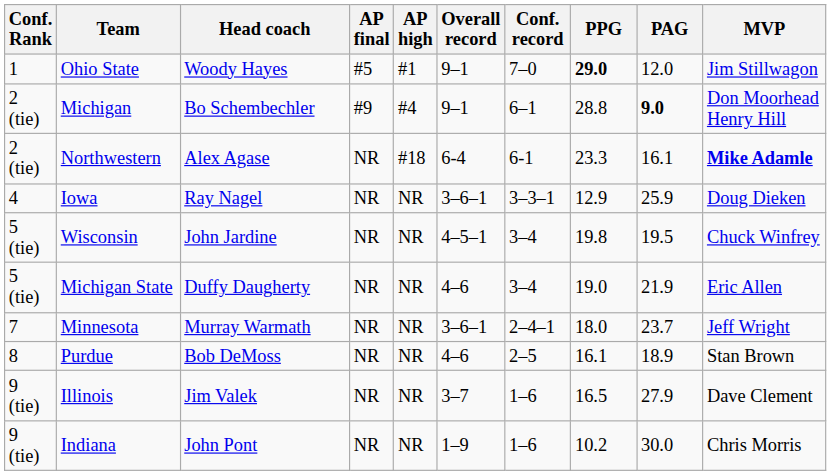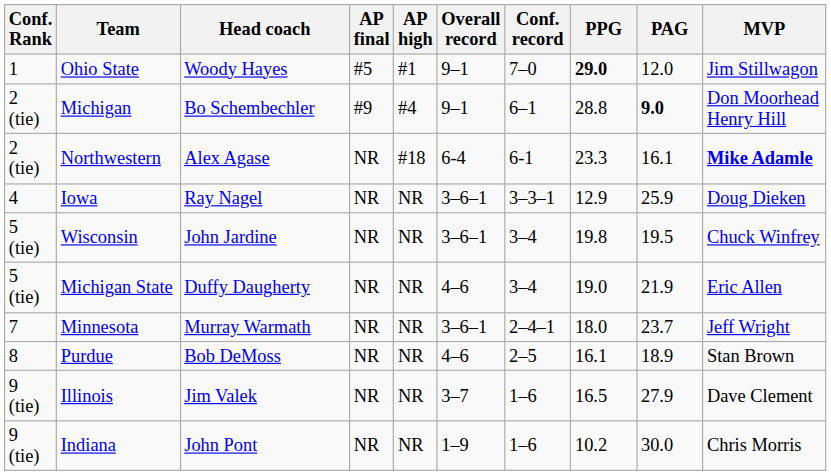(464, 237) 4–5–1 -> (464, 237) 3–6–1
